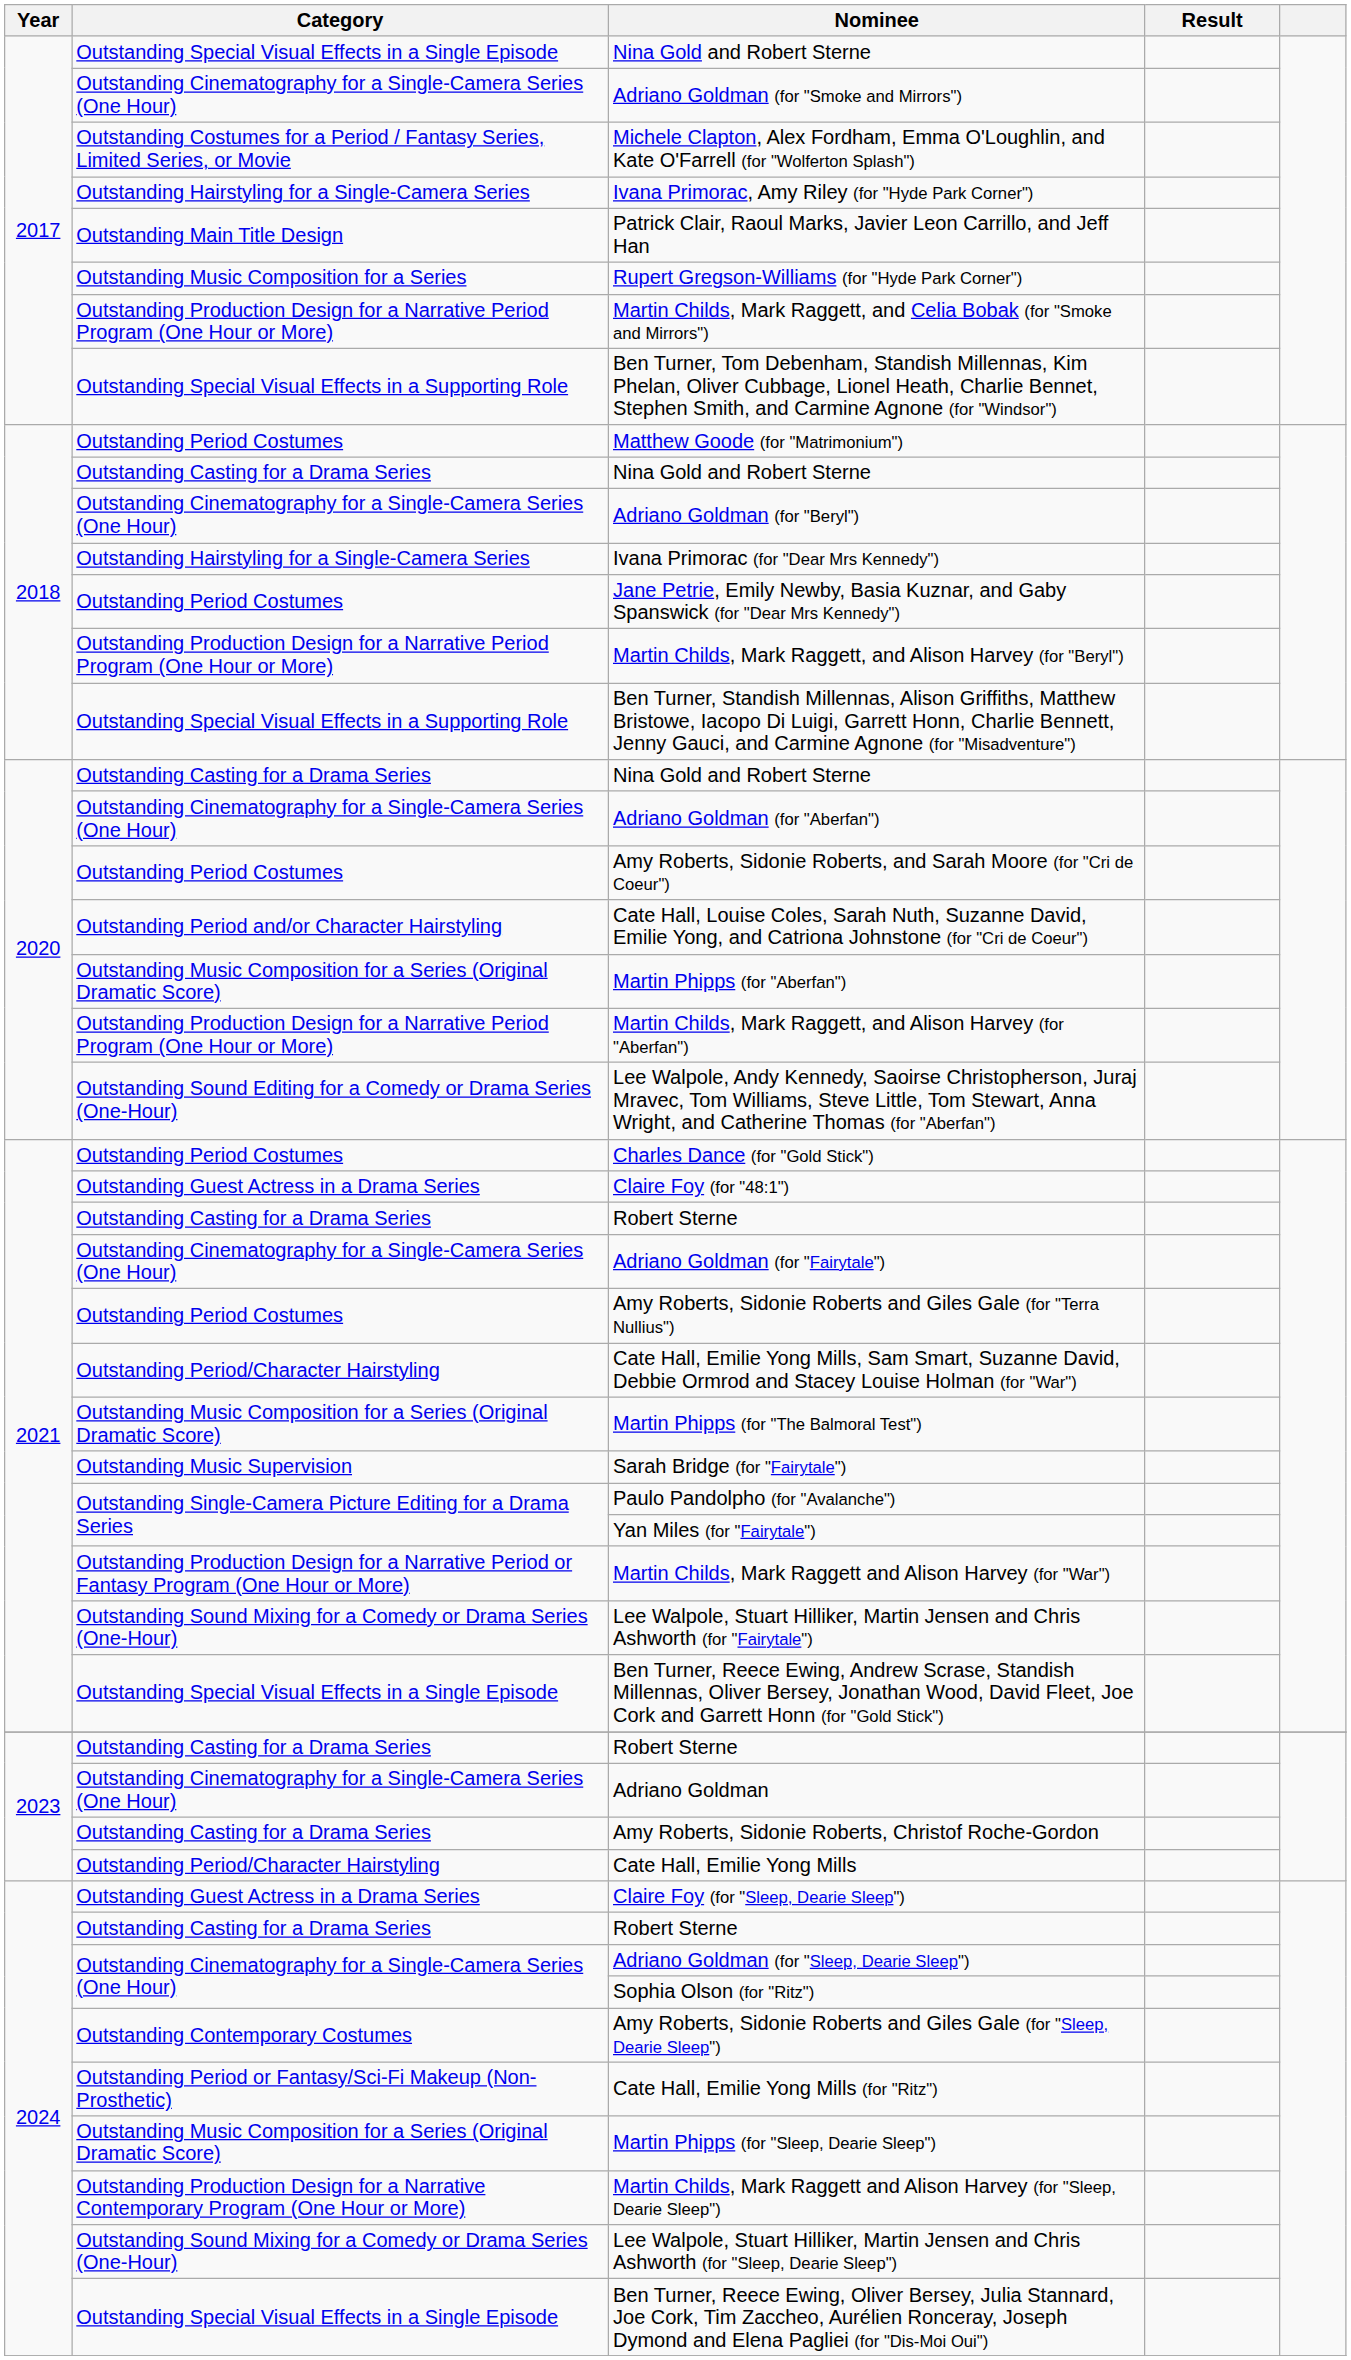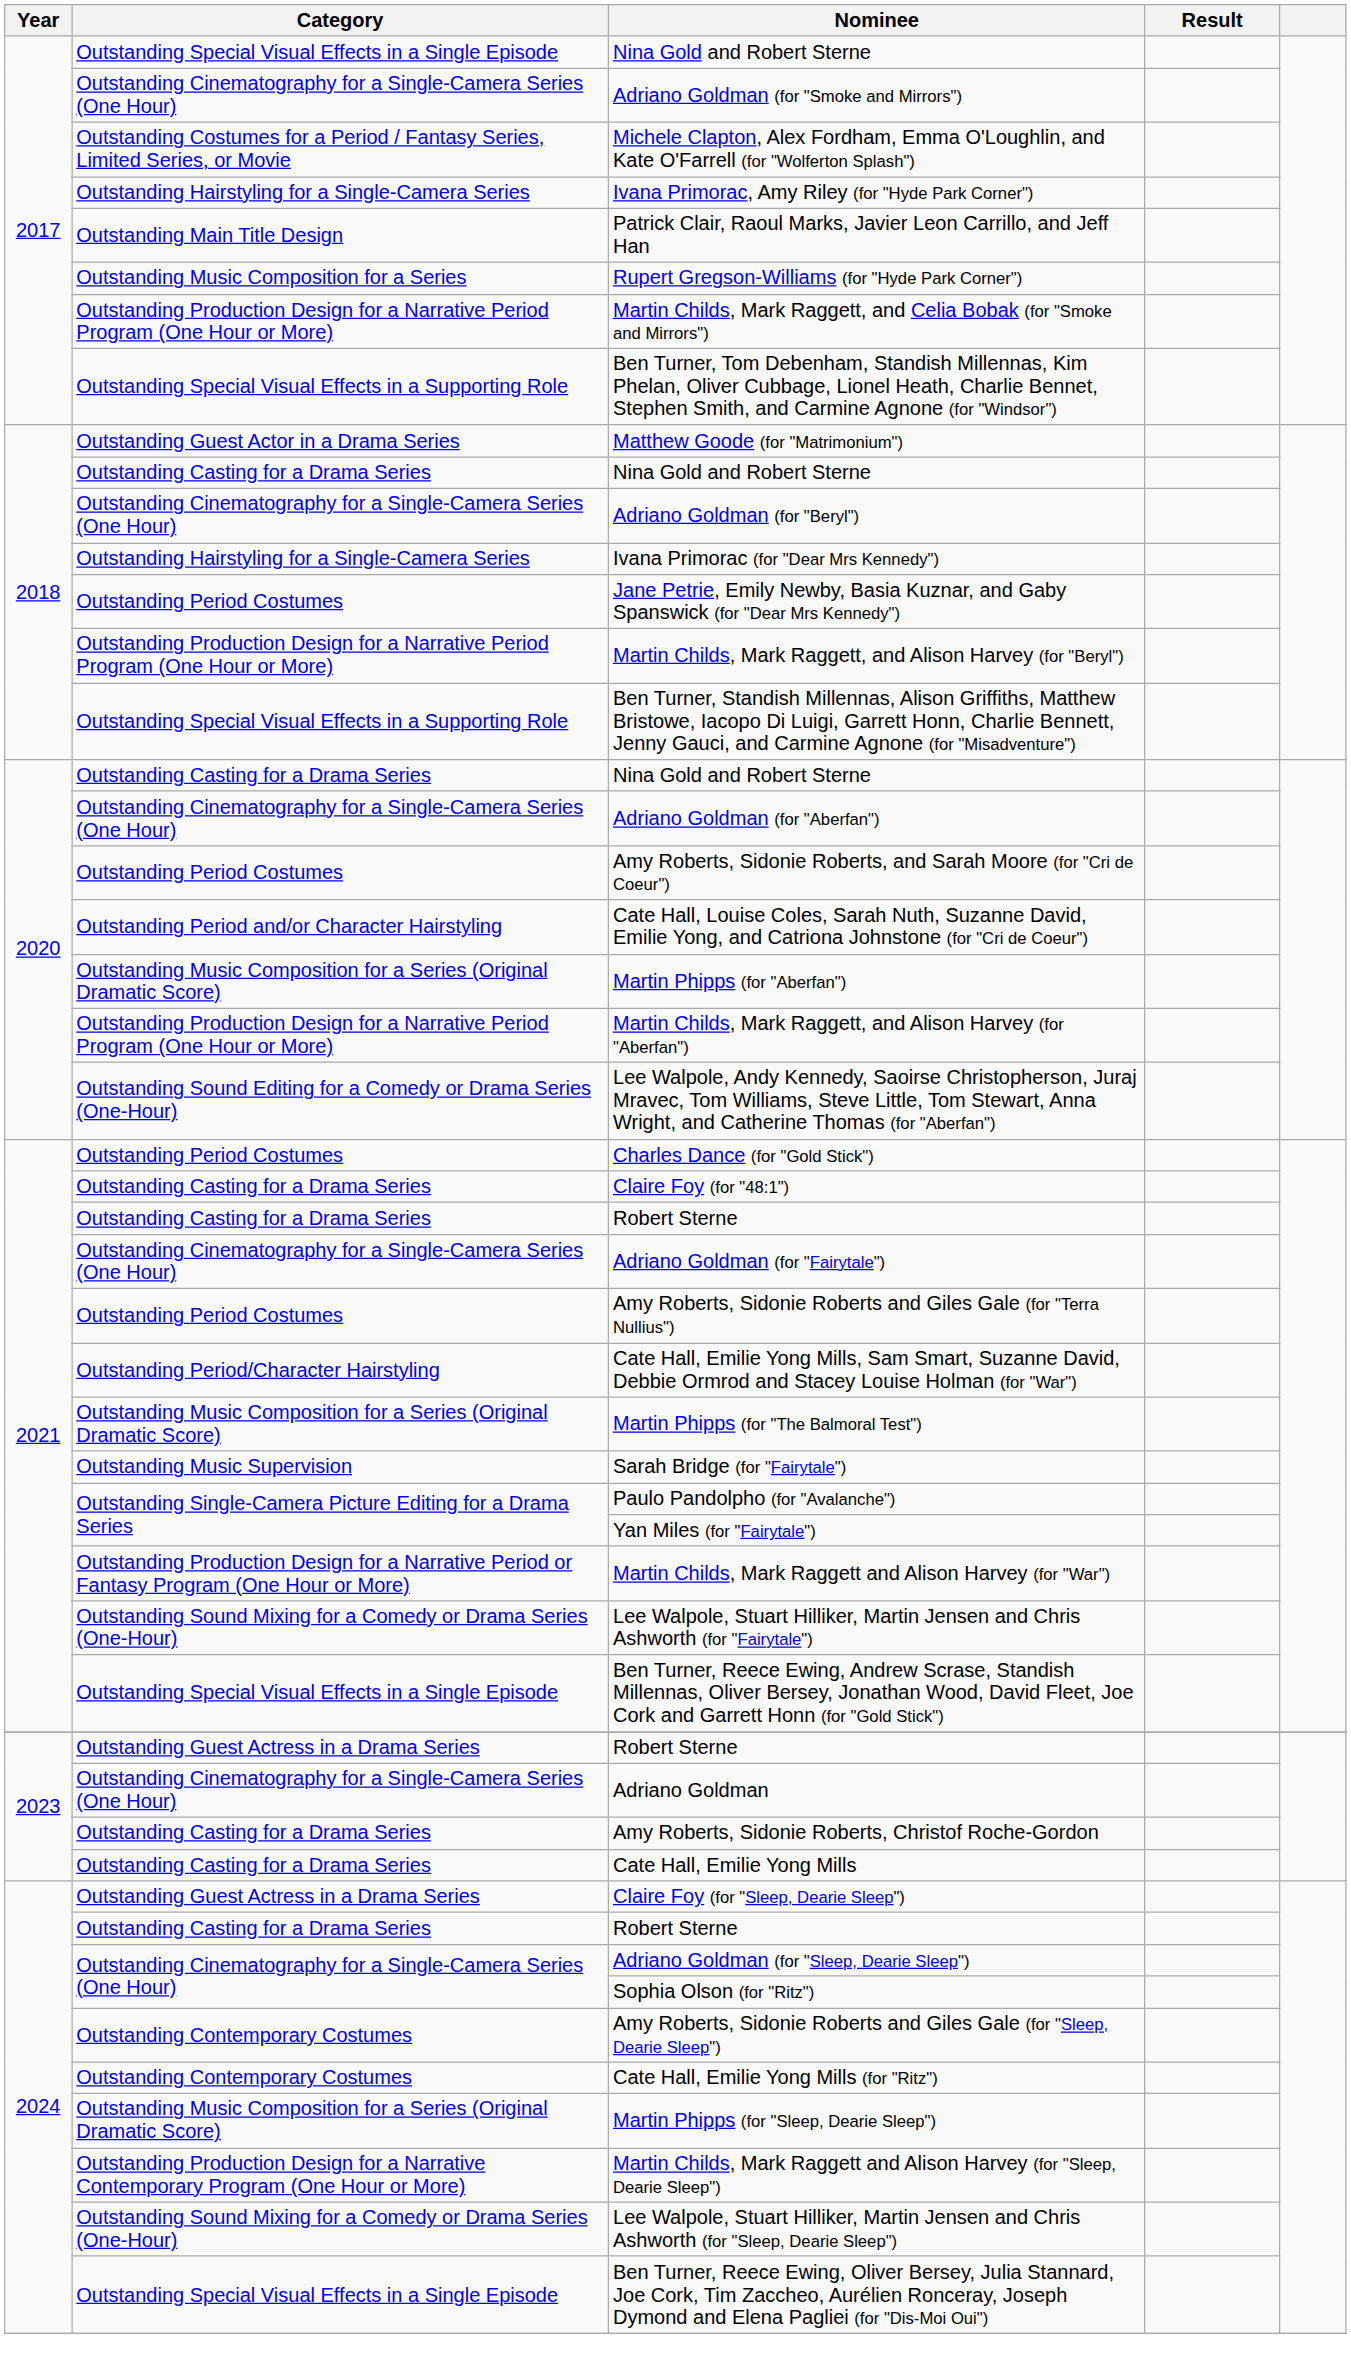(210, 440) Outstanding Period Costumes -> (268, 440) Outstanding Guest Actor in a Drama Series
(278, 1186) Outstanding Guest Actress in a Drama Series -> (254, 1186) Outstanding Casting for a Drama Series
(254, 1747) Outstanding Casting for a Drama Series -> (278, 1747) Outstanding Guest Actress in a Drama Series
(258, 1864) Outstanding Period/Character Hairstyling -> (254, 1864) Outstanding Casting for a Drama Series
(306, 2088) Outstanding Period or Fantasy/Sci-Fi Makeup (Non-Prosthetic) -> (244, 2077) Outstanding Contemporary Costumes
